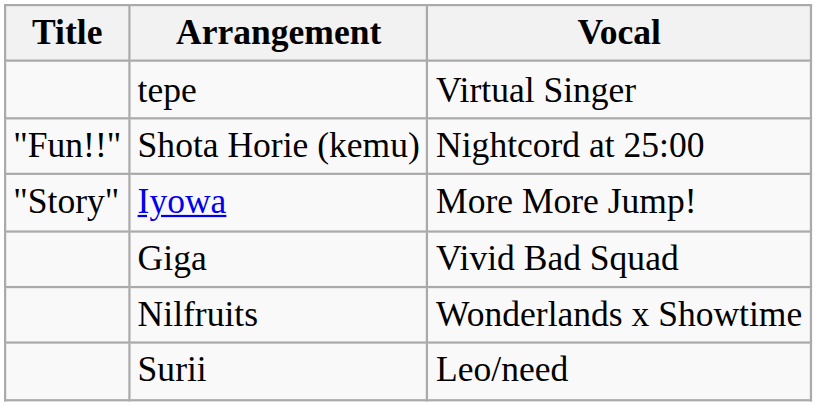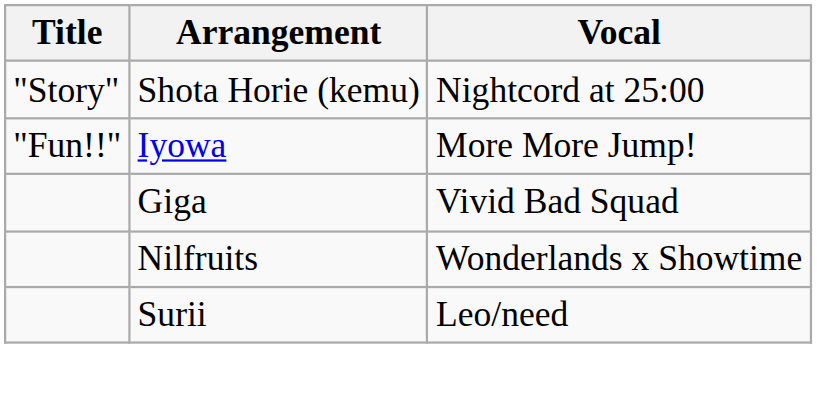- row: (167, 88)
(67, 145) "Fun!!" -> (66, 88) "Story"
(66, 201) "Story" -> (67, 145) "Fun!!"
